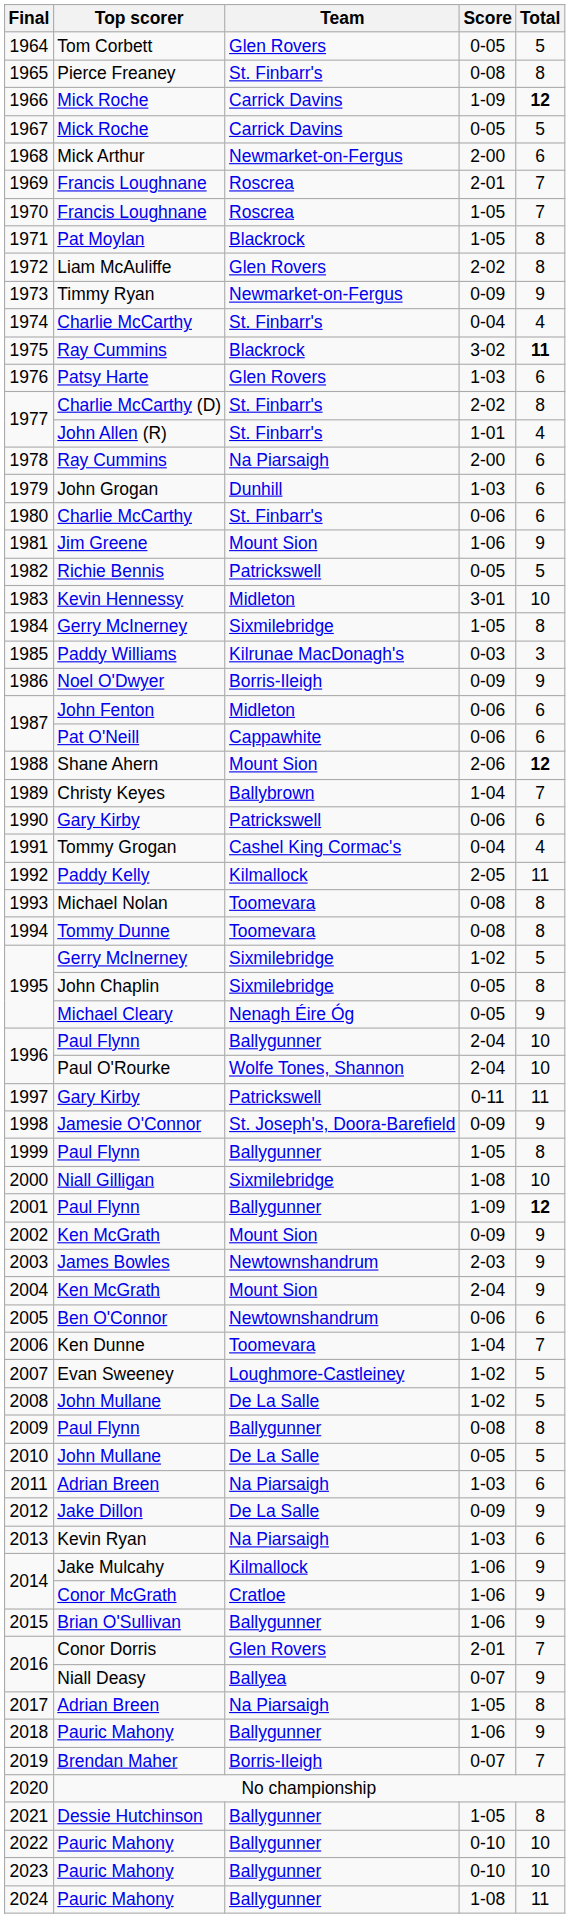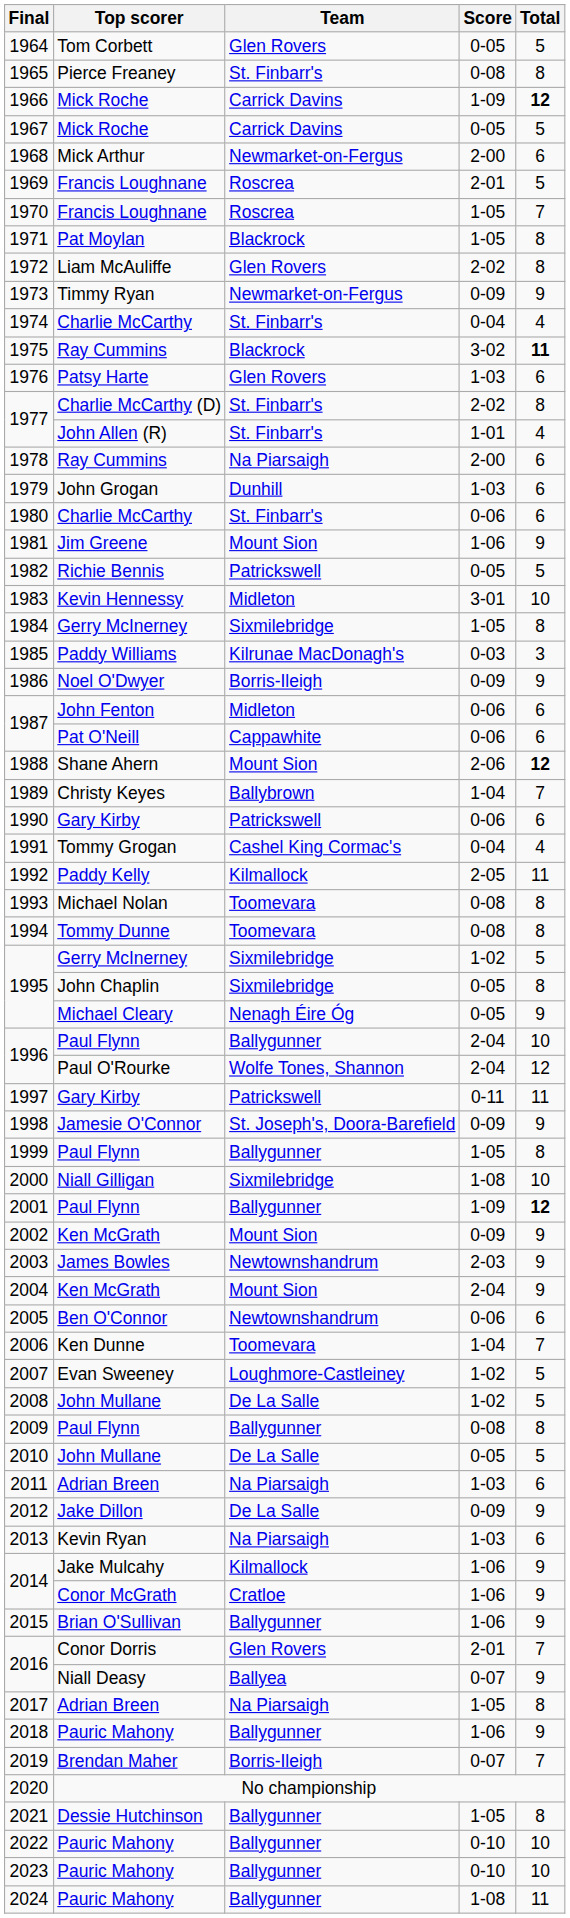(540, 184) 7 -> (540, 184) 5
(540, 1069) 10 -> (540, 1069) 12
